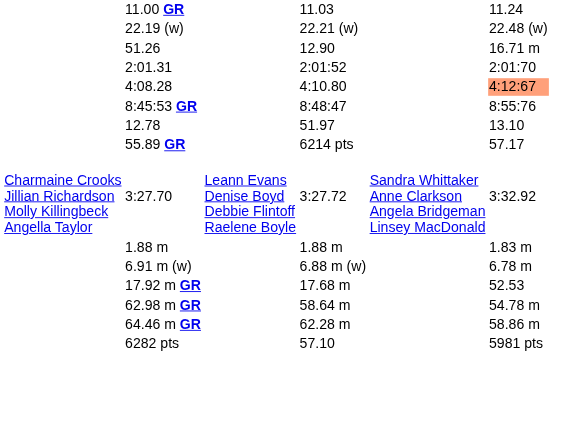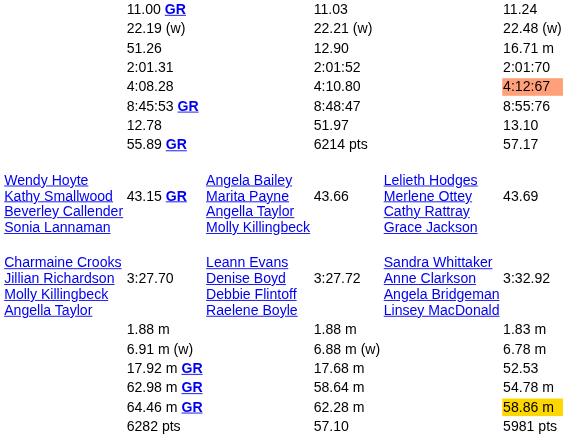+ row: (157, 196)
(514, 324) no background -> (529, 407) gold background
